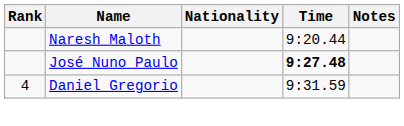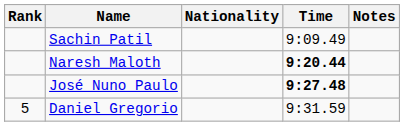+ row: (101, 40)
(316, 40) normal -> (316, 63) bold
(25, 86) 4 -> (25, 109) 5
